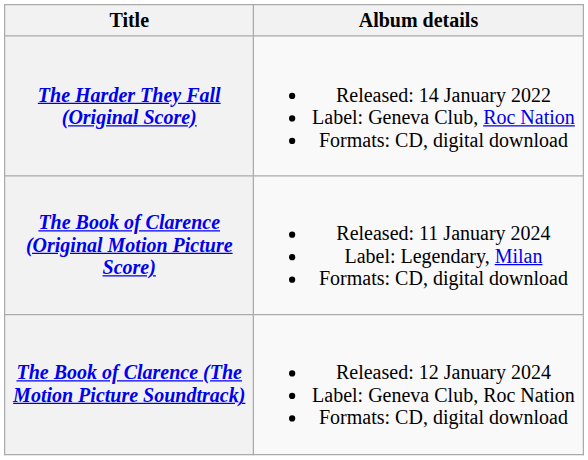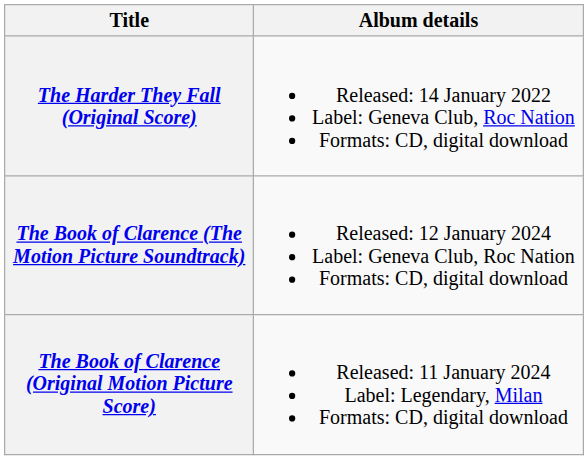rows swapped: (129, 245) <-> (129, 384)
